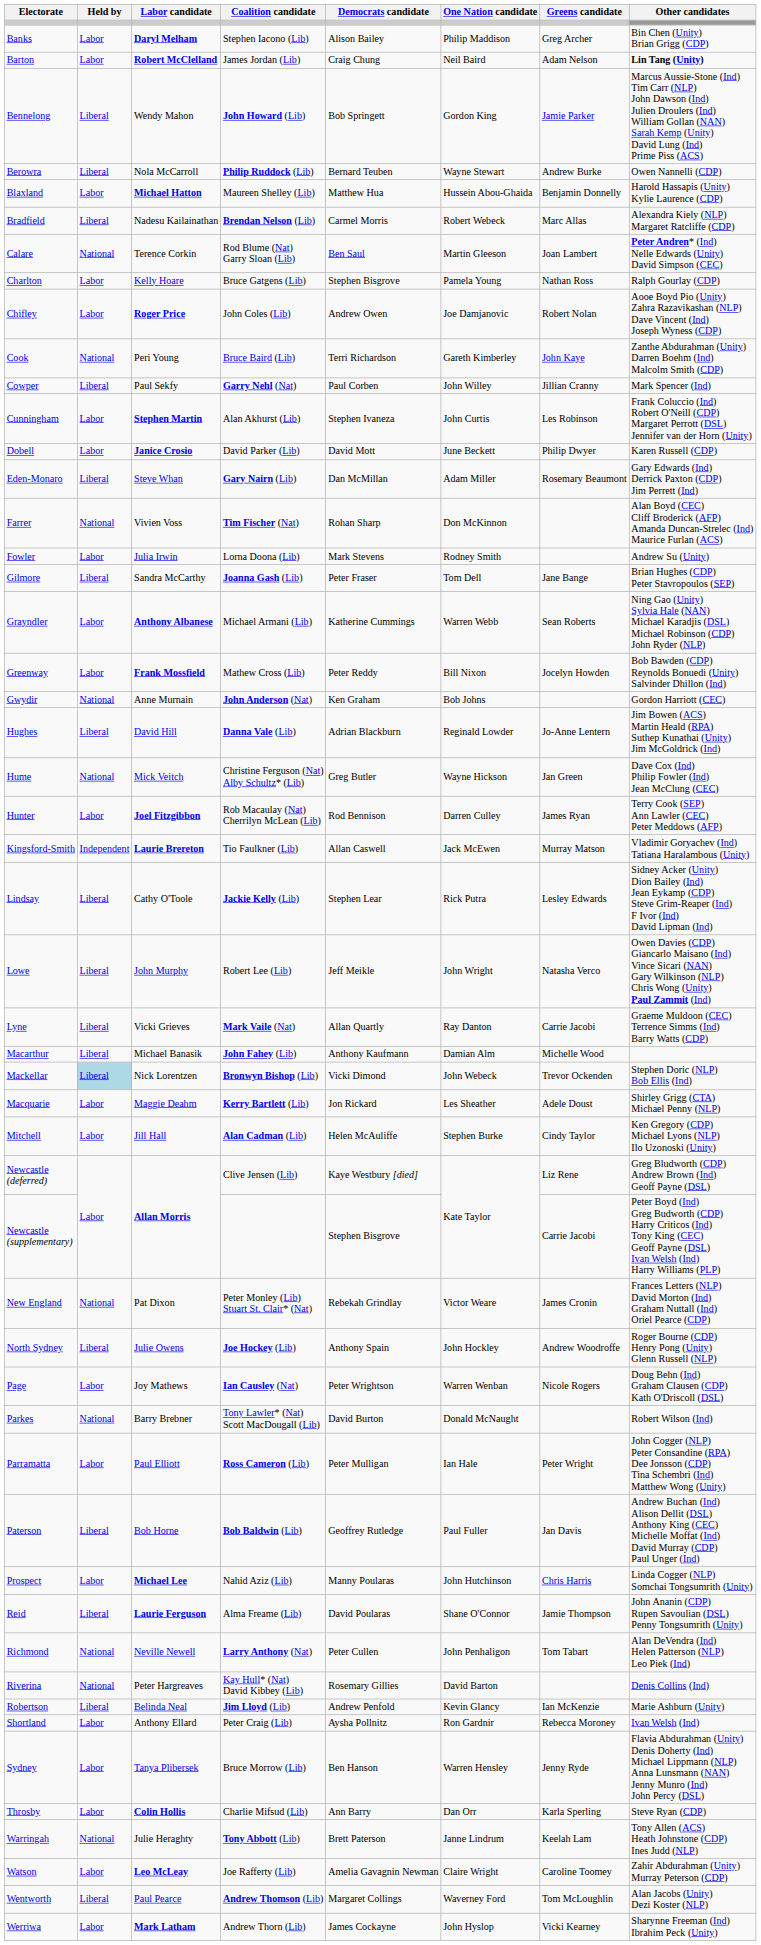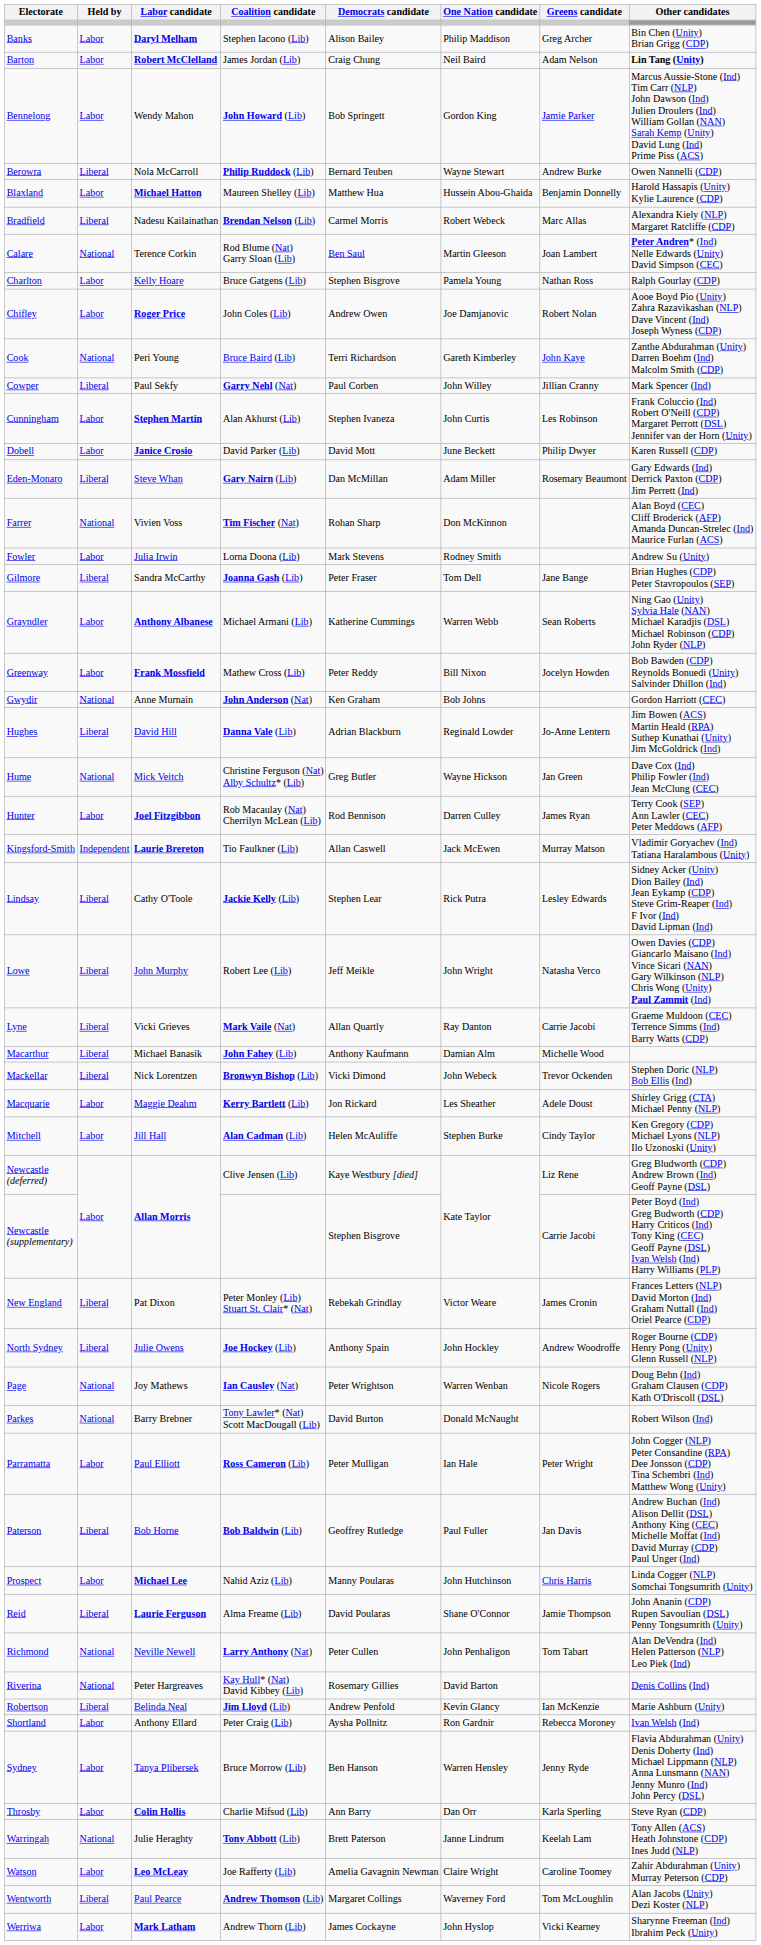(94, 116) Liberal -> (92, 116) Labor
(94, 1076) lightblue background -> (94, 1076) no background
(97, 1303) National -> (94, 1303) Liberal
(92, 1386) Labor -> (97, 1386) National
